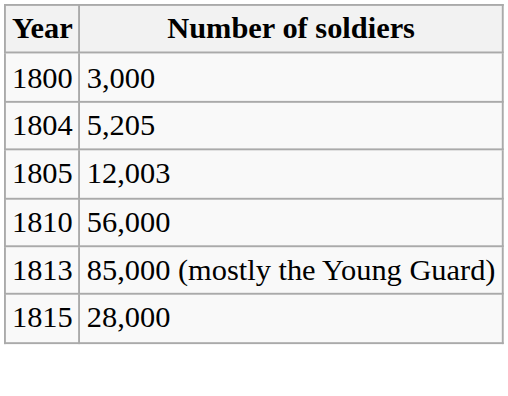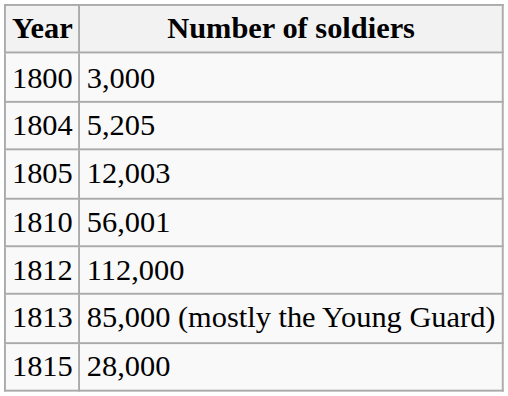(129, 221) 56,000 -> (129, 221) 56,001
+ row: (42, 269)
